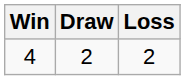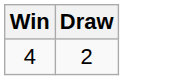- column: (149, 21)
